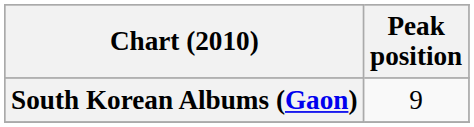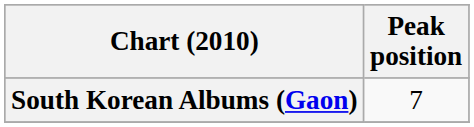(416, 99) 9 -> (416, 99) 7
